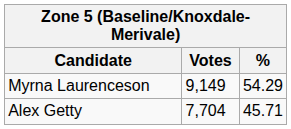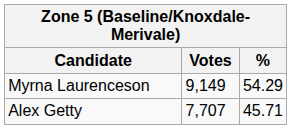(206, 111) 7,704 -> (206, 111) 7,707
